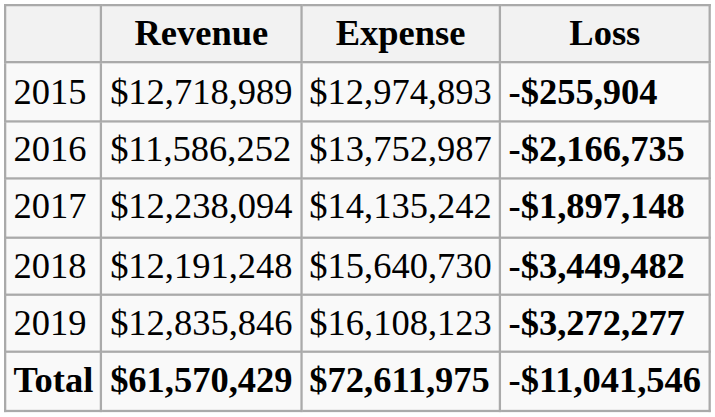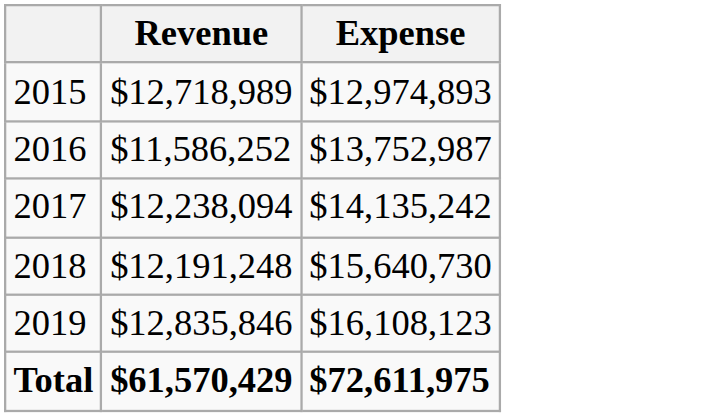- column: (605, 33)
